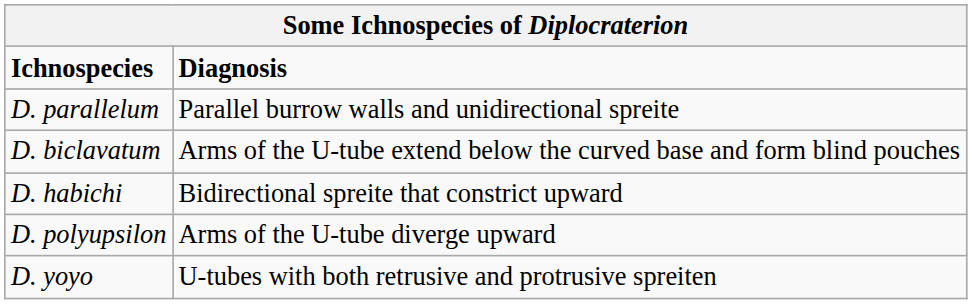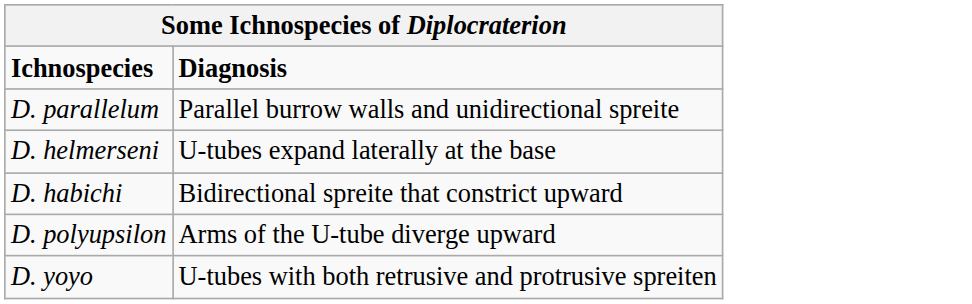+ row: (85, 151)
- row: (86, 151)
